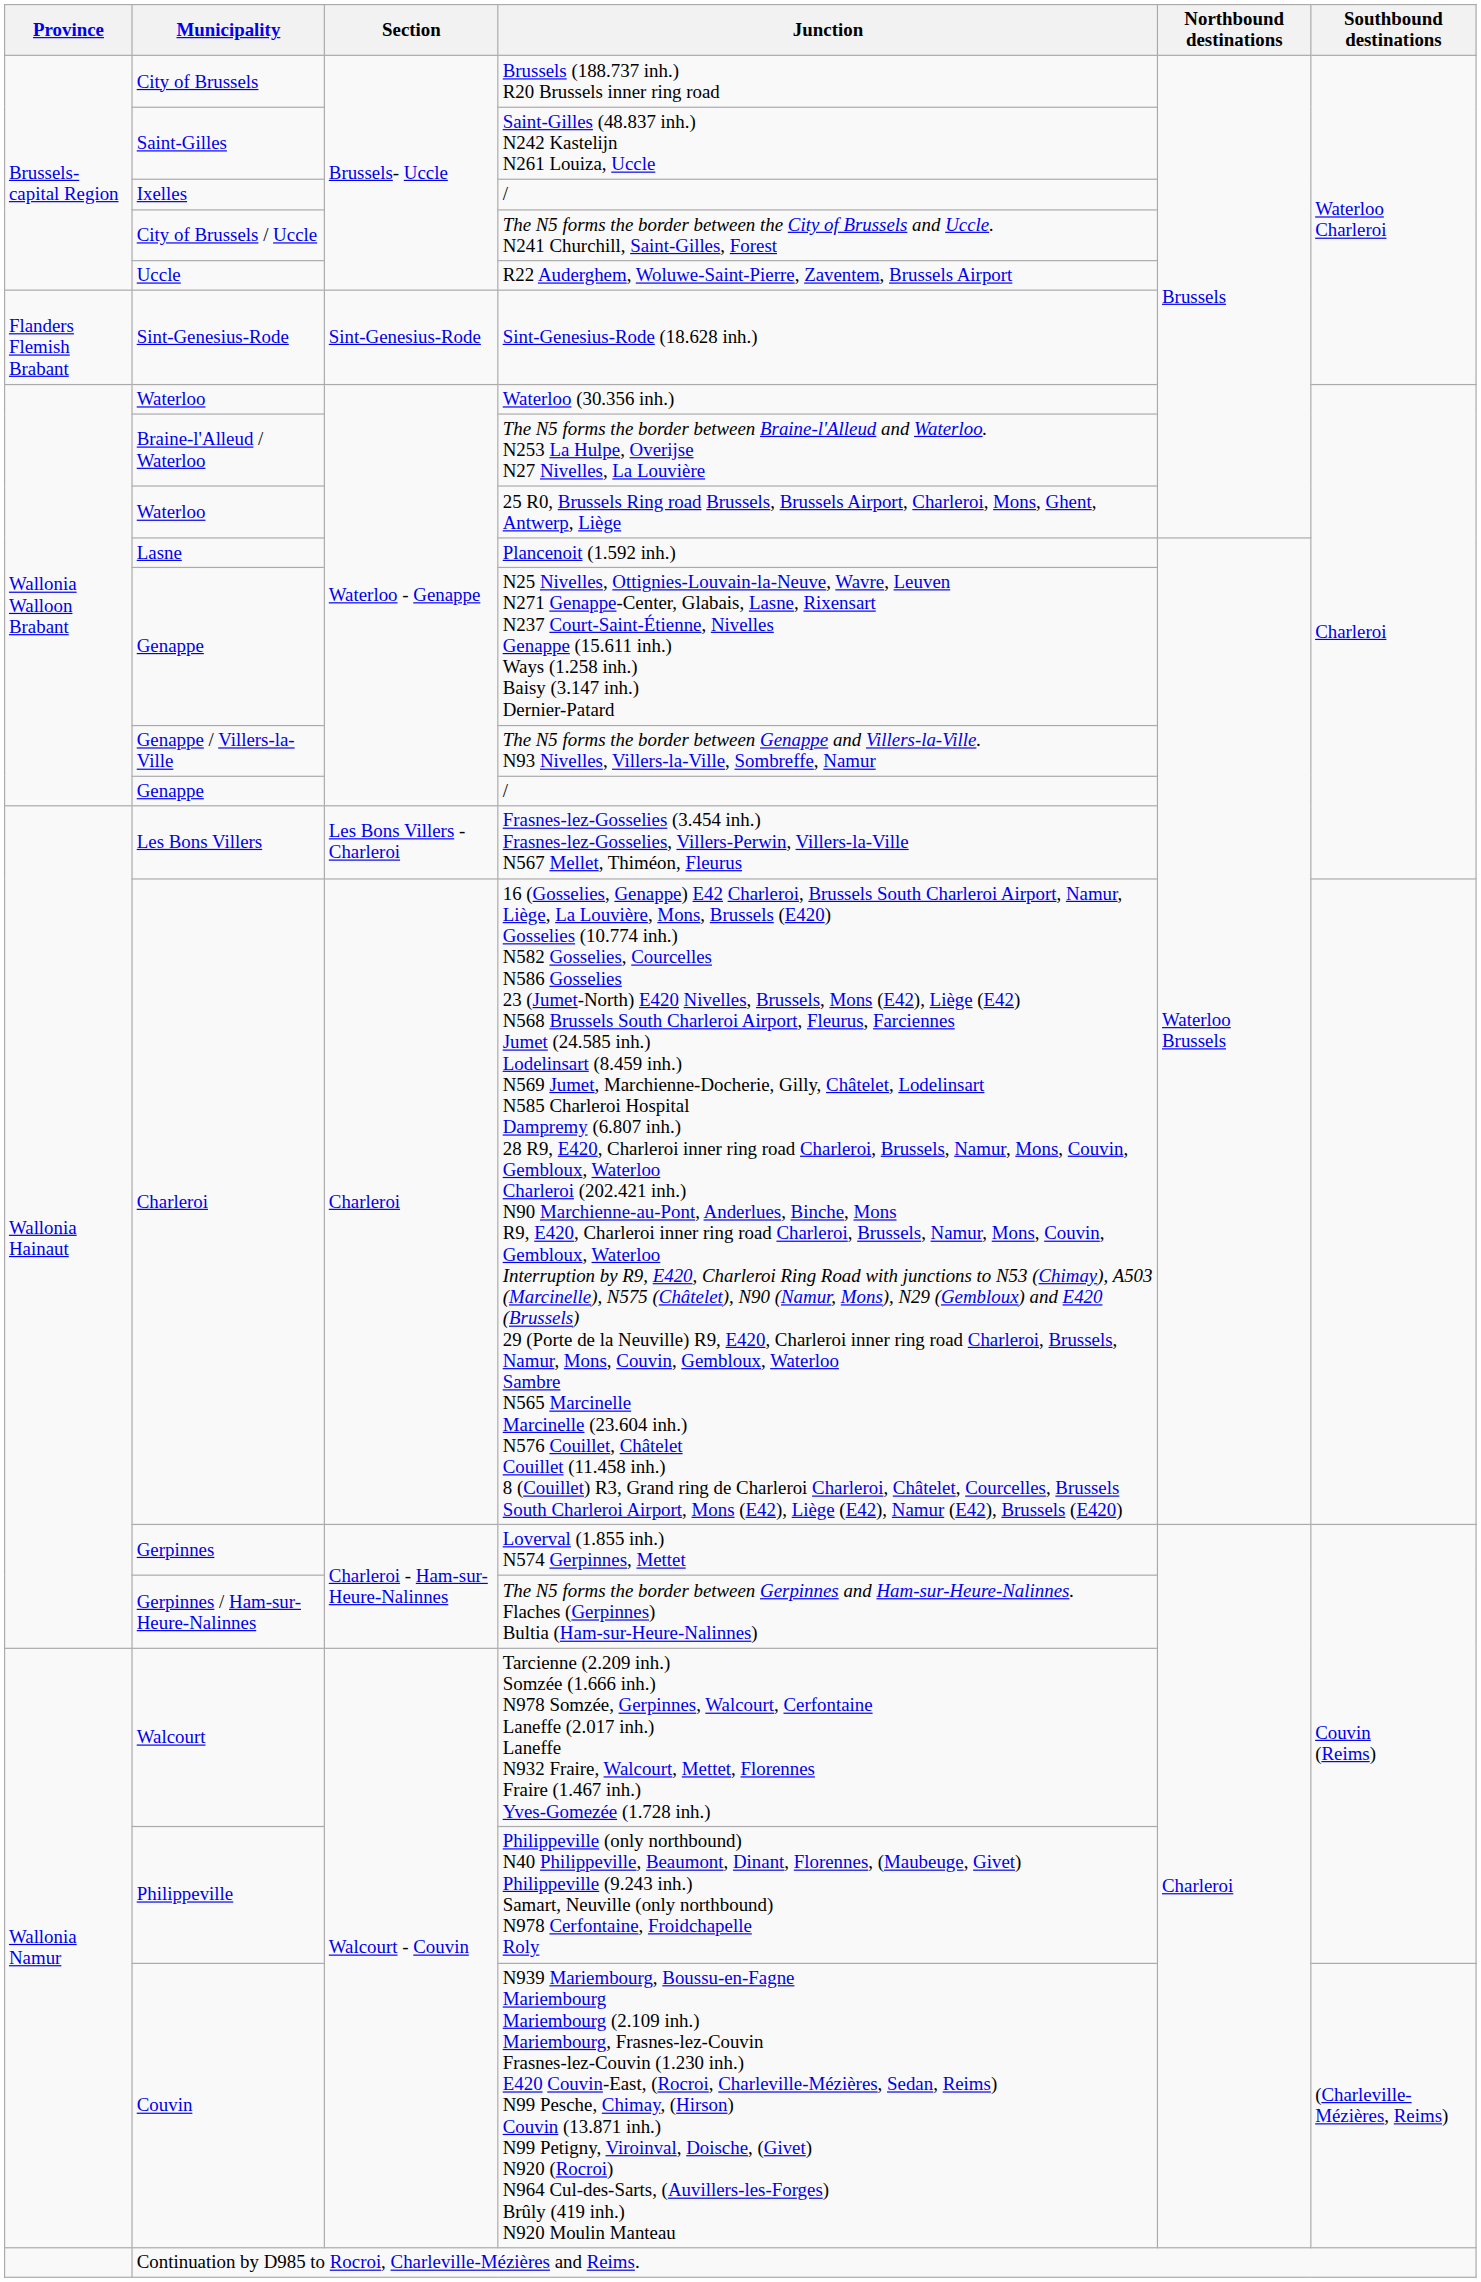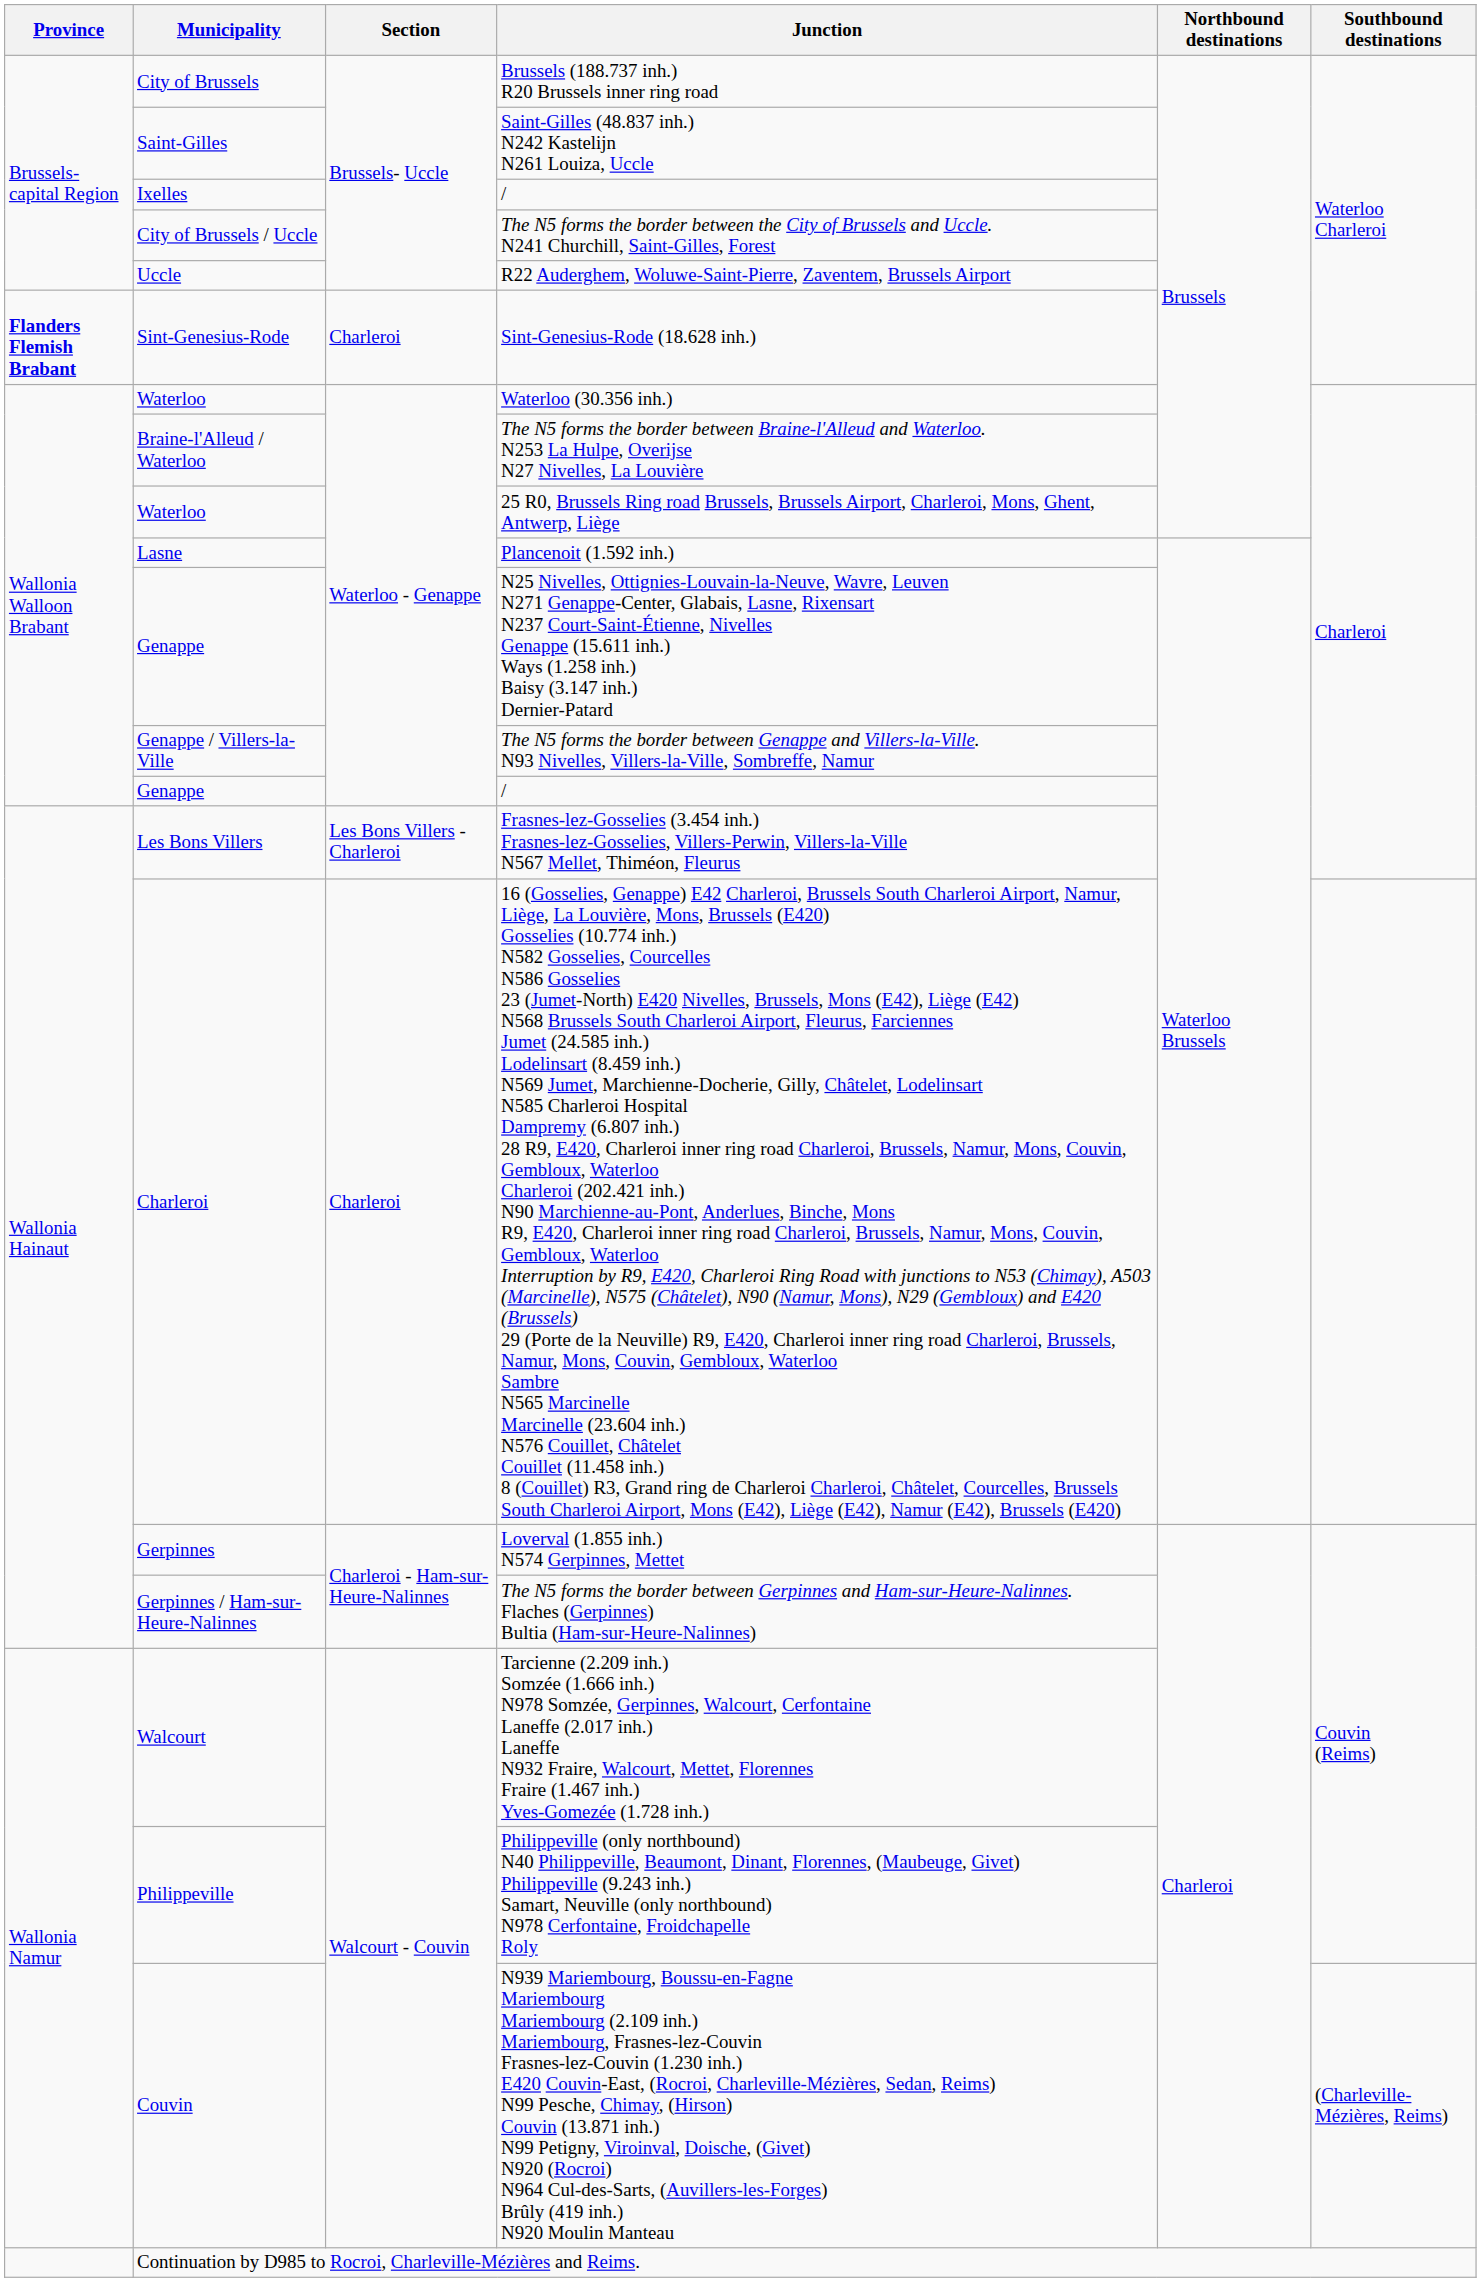(41, 347) normal -> (45, 347) bold
(405, 337) Sint-Genesius-Rode -> (365, 337) Charleroi
